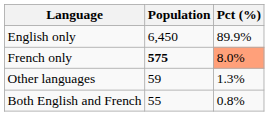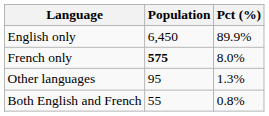(231, 57) lightsalmon background -> (231, 57) no background
(154, 79) 59 -> (154, 79) 95
